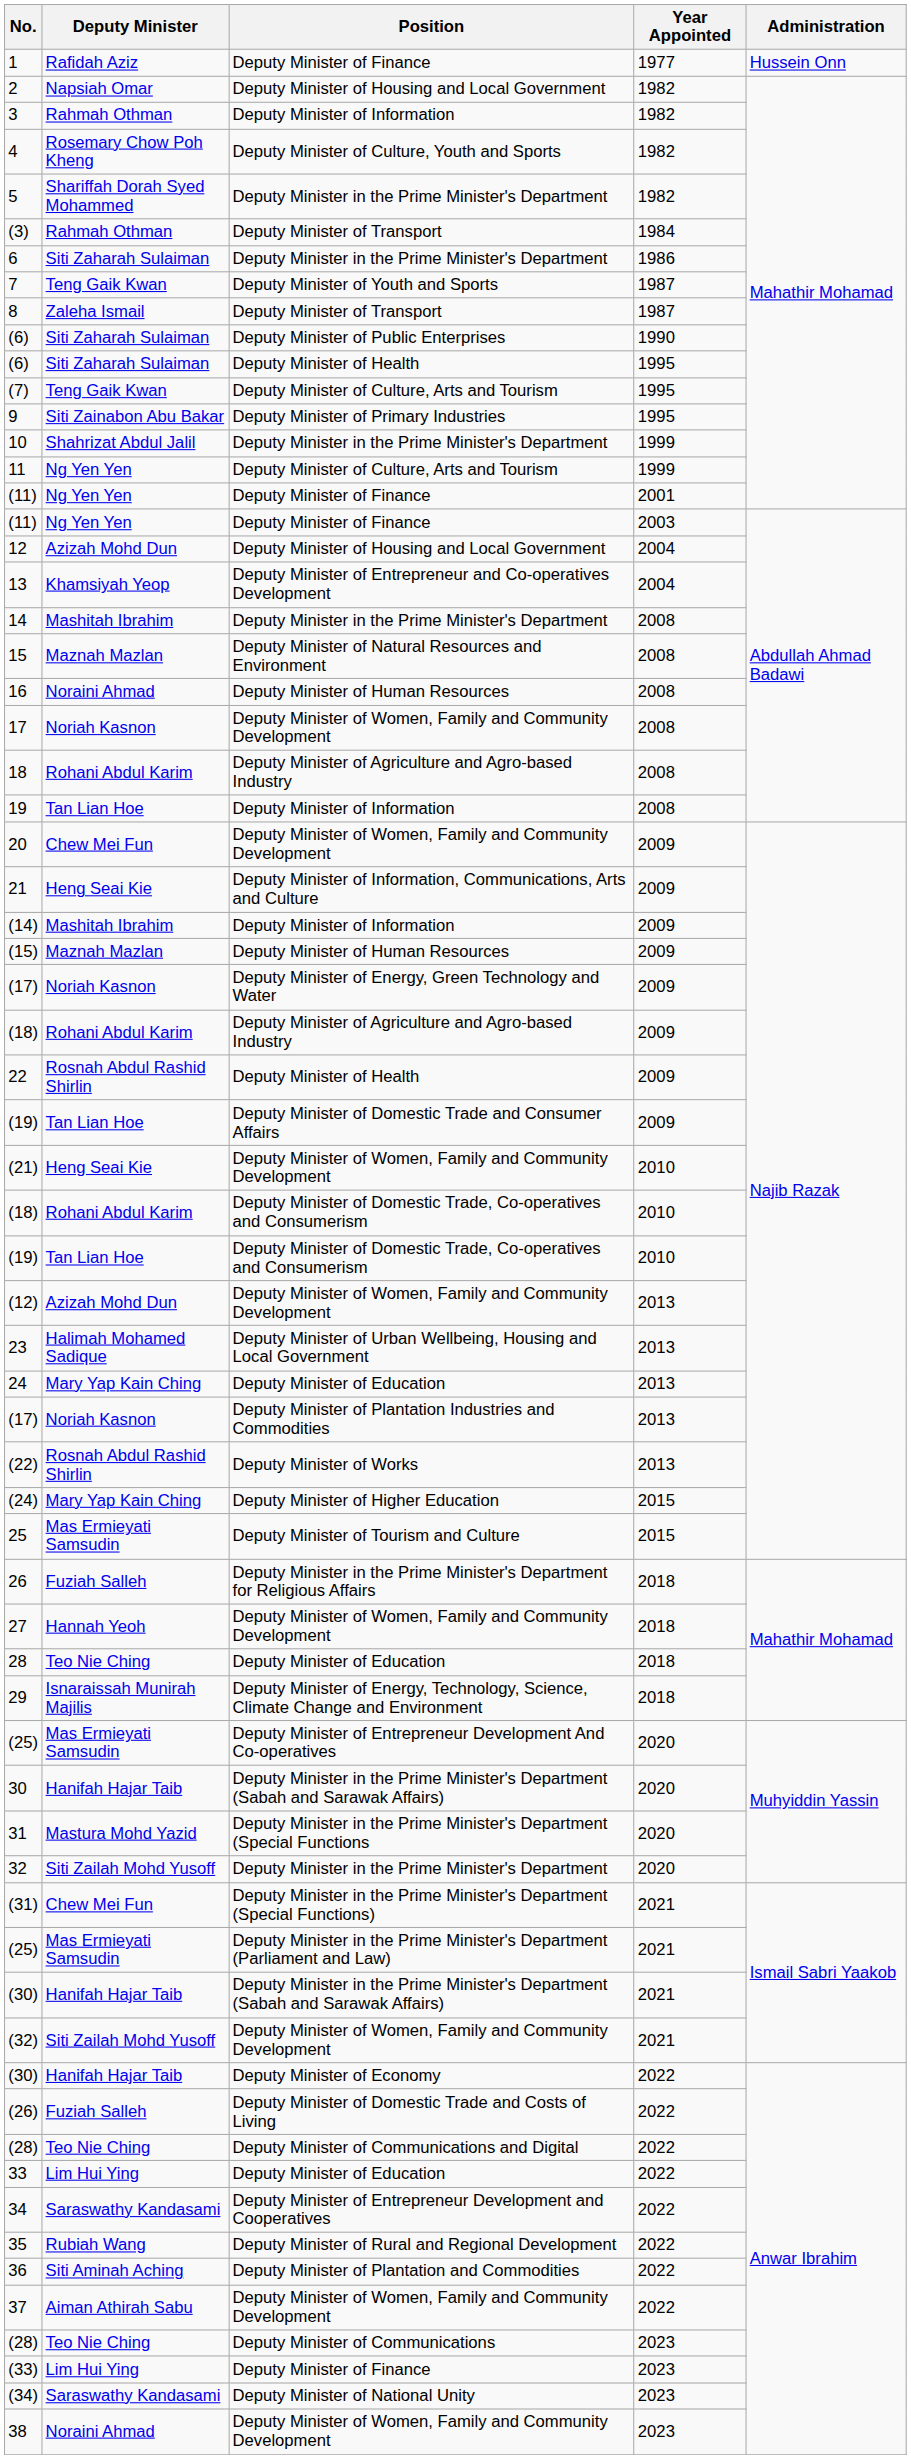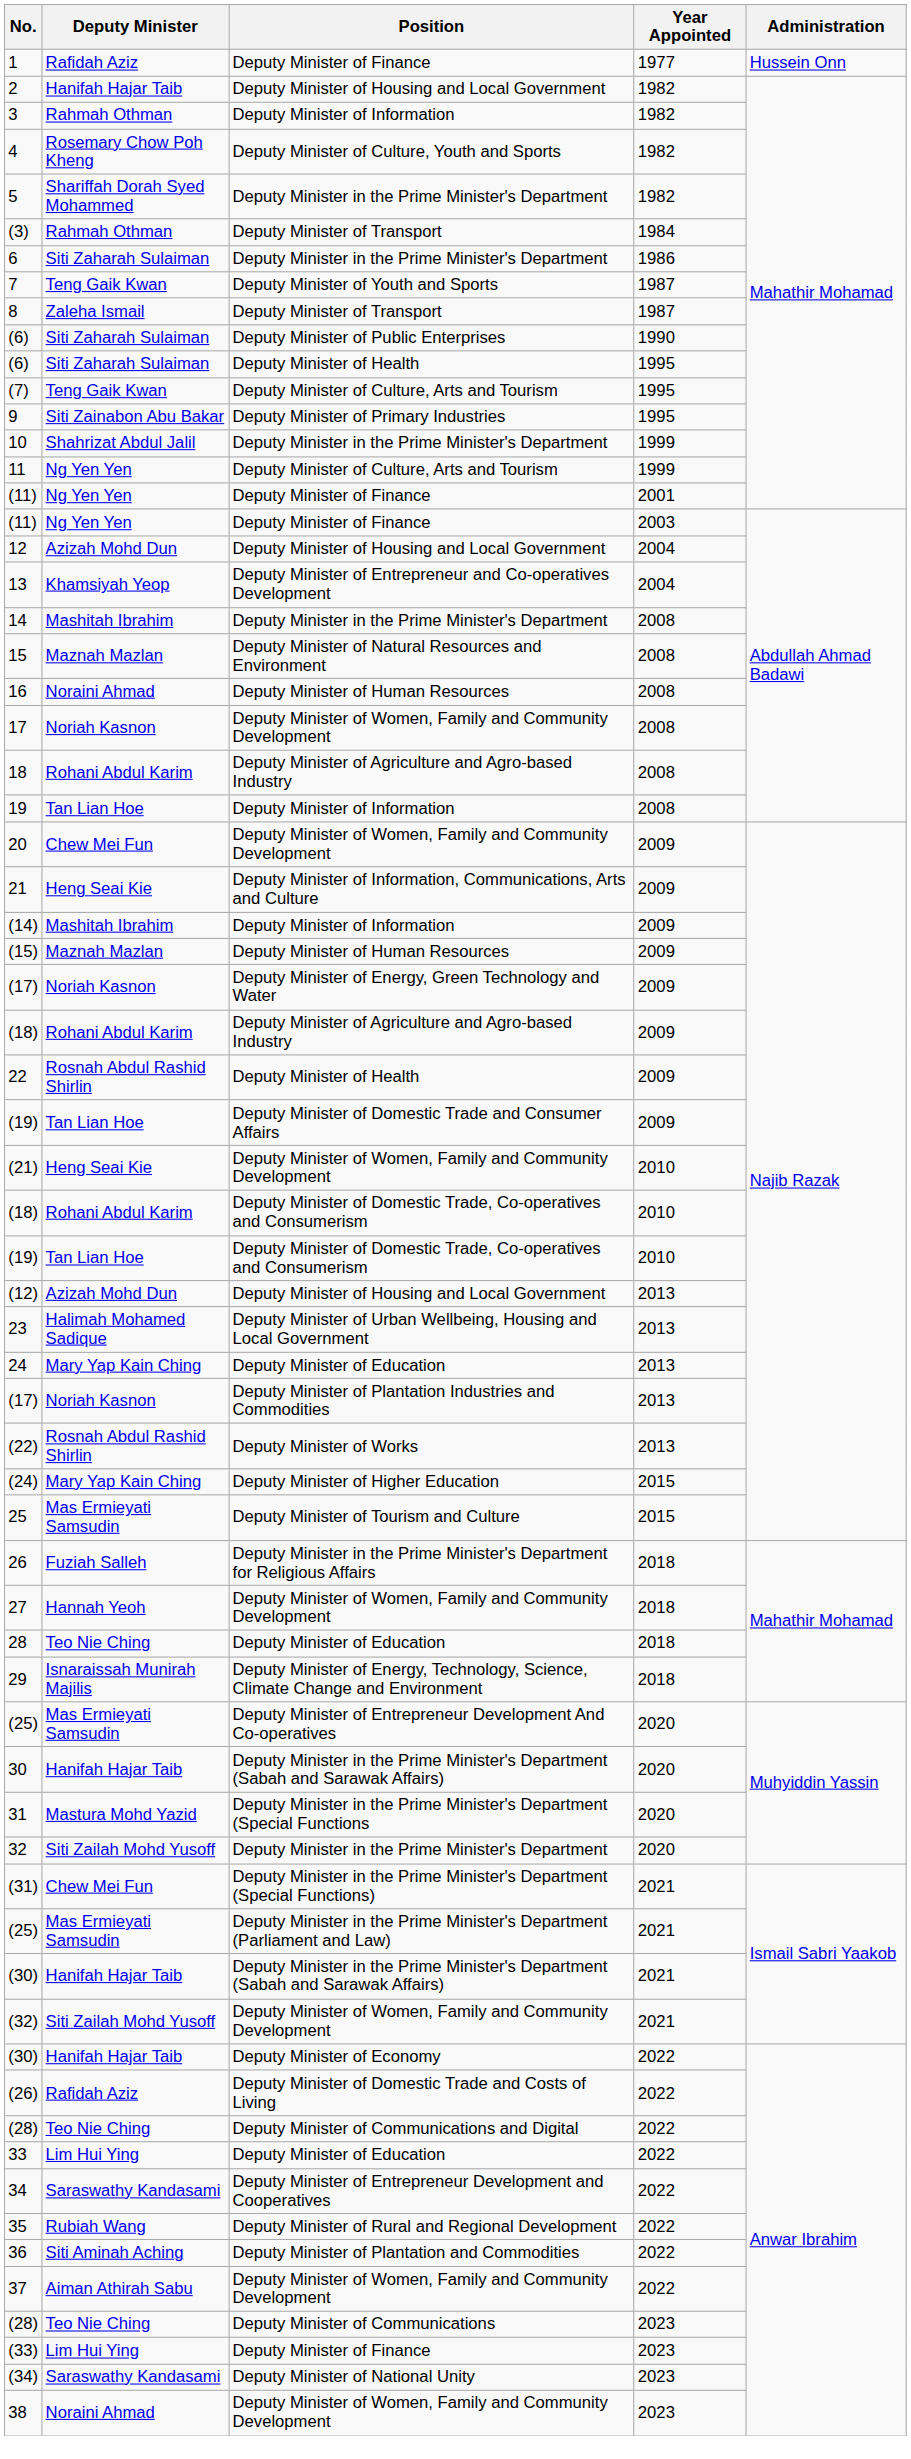(99, 89) Napsiah Omar -> (114, 89) Hanifah Hajar Taib
(420, 1303) Deputy Minister of Women, Family and Community Development -> (419, 1293) Deputy Minister of Housing and Local Government
(96, 2111) Fuziah Salleh -> (92, 2092) Rafidah Aziz
